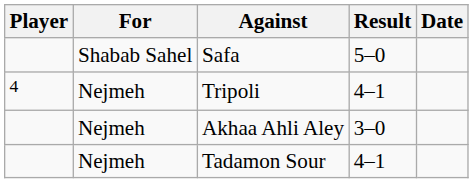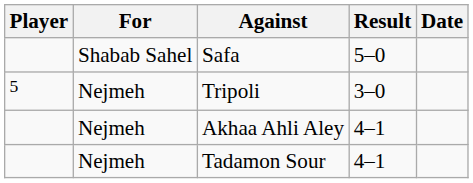(14, 86) 4 -> (14, 86) 5
(370, 91) 4–1 -> (370, 91) 3–0
(370, 127) 3–0 -> (370, 127) 4–1
